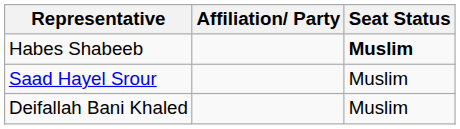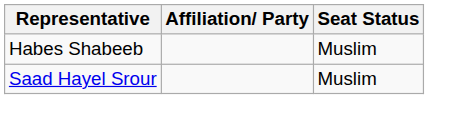(381, 49) bold -> (347, 49) normal
- row: (98, 108)
